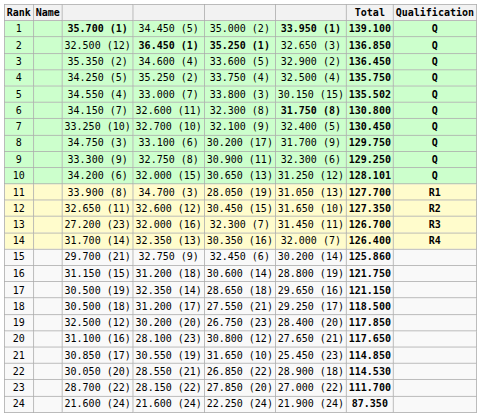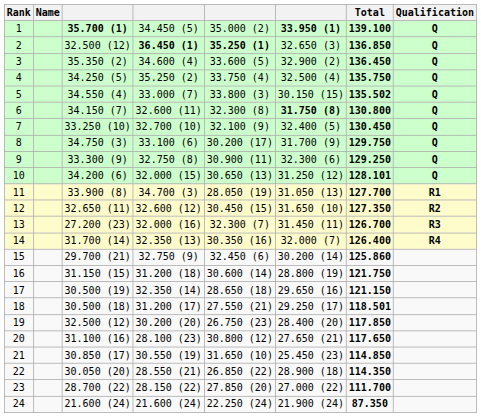(370, 306) 118.500 -> (370, 306) 118.501
(370, 371) 114.530 -> (370, 371) 114.350
